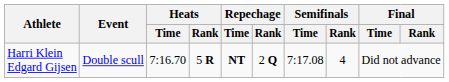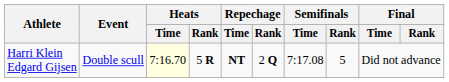(168, 60) no background -> (168, 60) lightyellow background
(343, 60) 4 -> (343, 60) 5
